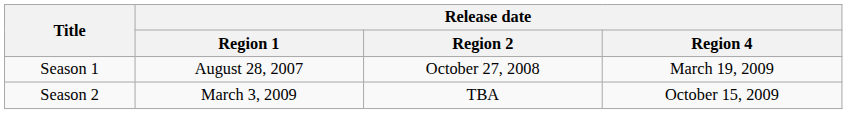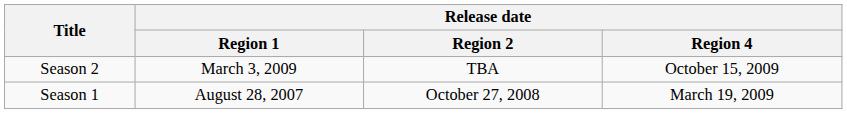rows swapped: (70, 69) <-> (70, 95)
